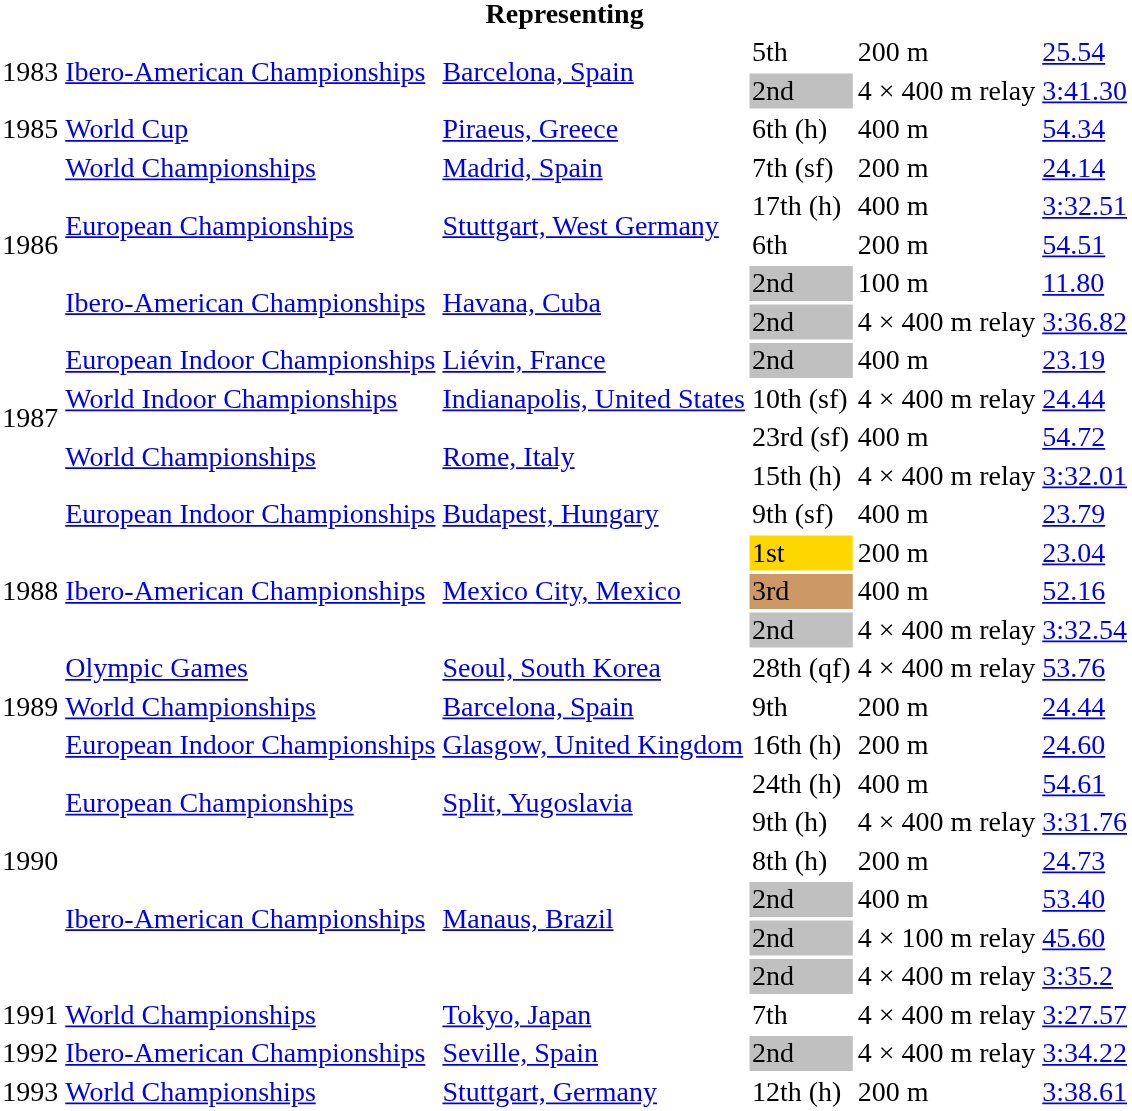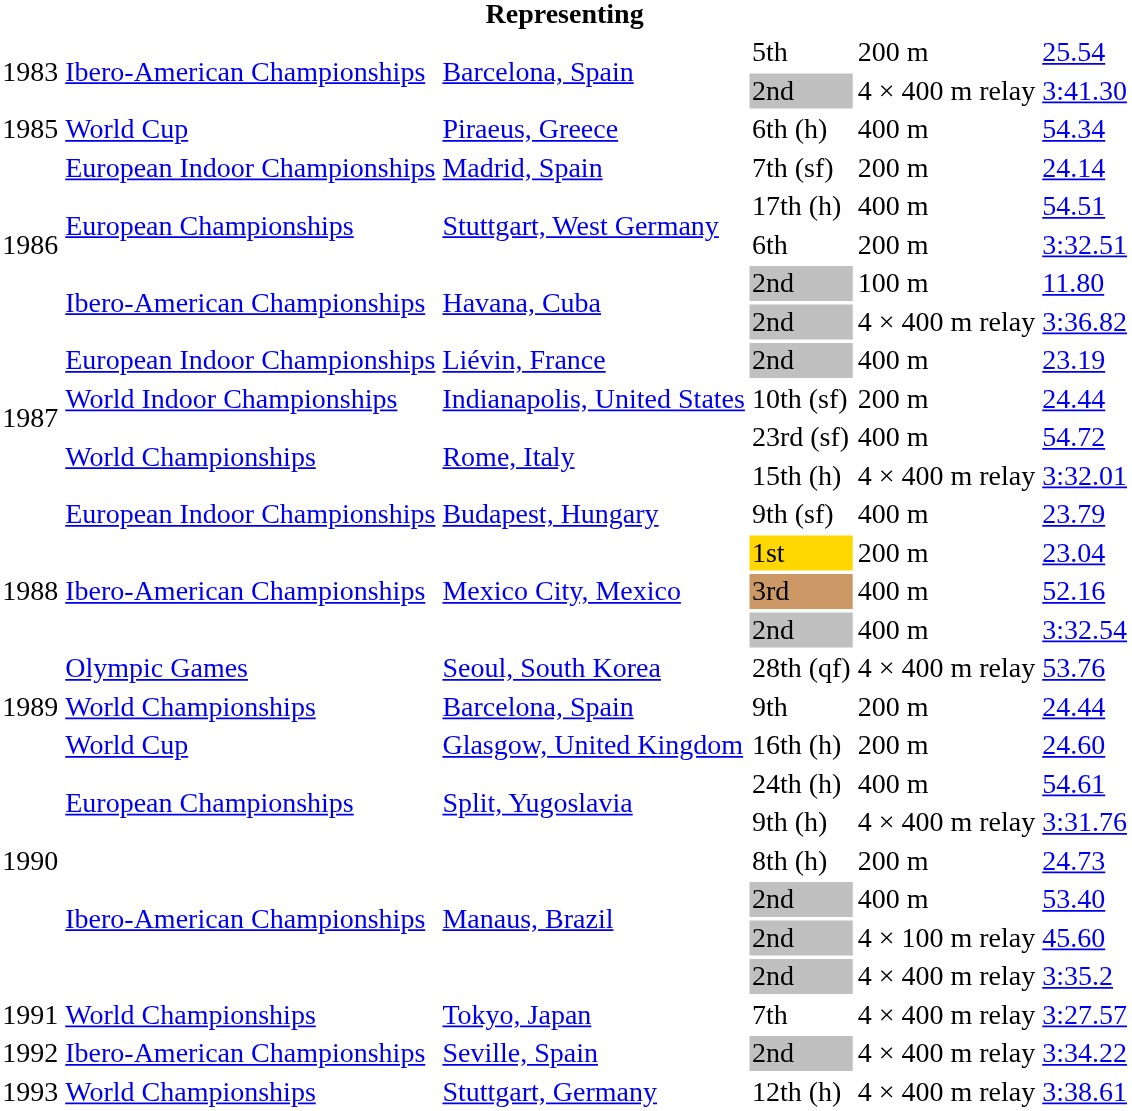(191, 167) World Championships -> (250, 167) European Indoor Championships
(1085, 206) 3:32.51 -> (1074, 206) 54.51
(1074, 244) 54.51 -> (1085, 244) 3:32.51
(946, 398) 4 × 400 m relay -> (893, 398) 200 m
(946, 629) 4 × 400 m relay -> (893, 629) 400 m
(250, 745) European Indoor Championships -> (127, 745) World Cup
(893, 1091) 200 m -> (946, 1091) 4 × 400 m relay
